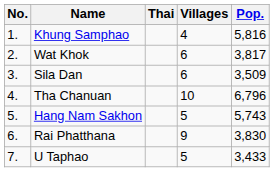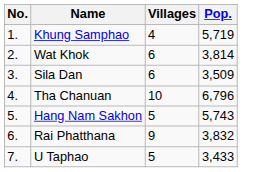- column: (161, 14)
(250, 34) 5,816 -> (218, 34) 5,719
(250, 55) 3,817 -> (218, 55) 3,814
(250, 136) 3,830 -> (218, 136) 3,832
